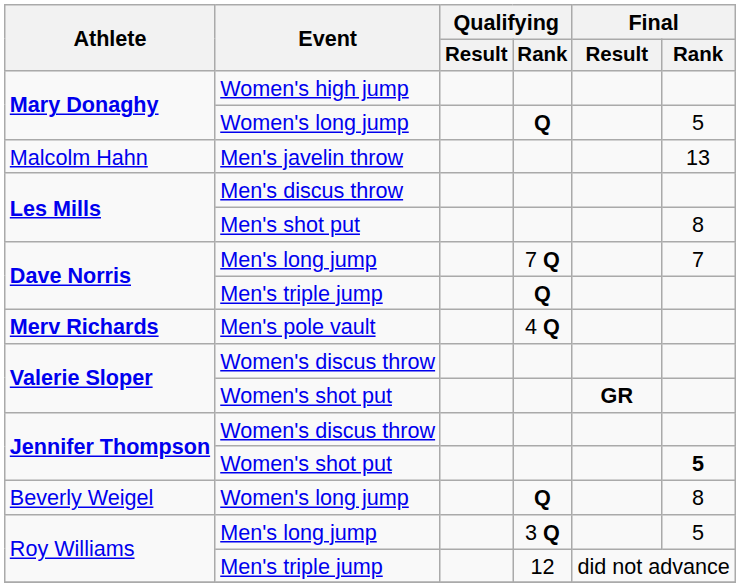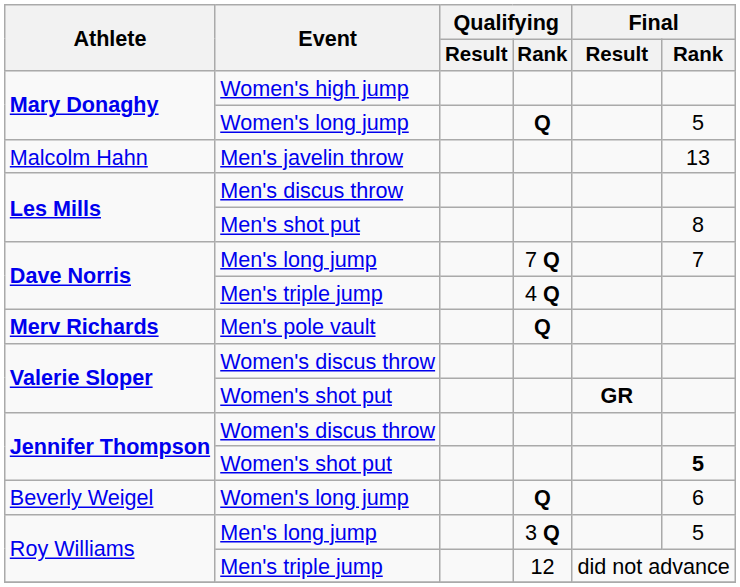(542, 293) Q -> (542, 293) 4 Q
(542, 327) 4 Q -> (542, 327) Q
(698, 498) 8 -> (698, 498) 6
